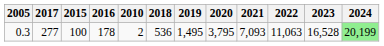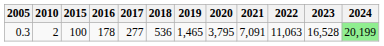columns swapped: (132, 13) <-> (47, 13)
(190, 31) 1,495 -> (190, 31) 1,465
(253, 31) 7,093 -> (253, 31) 7,091
